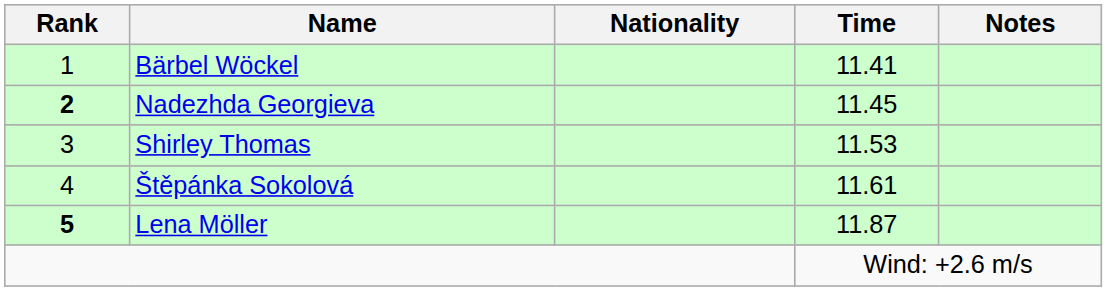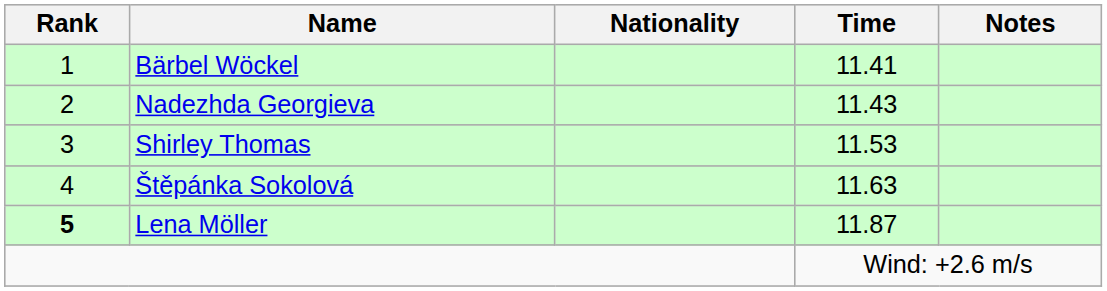(67, 104) bold -> (67, 104) normal
(867, 104) 11.45 -> (867, 104) 11.43
(867, 184) 11.61 -> (867, 184) 11.63
